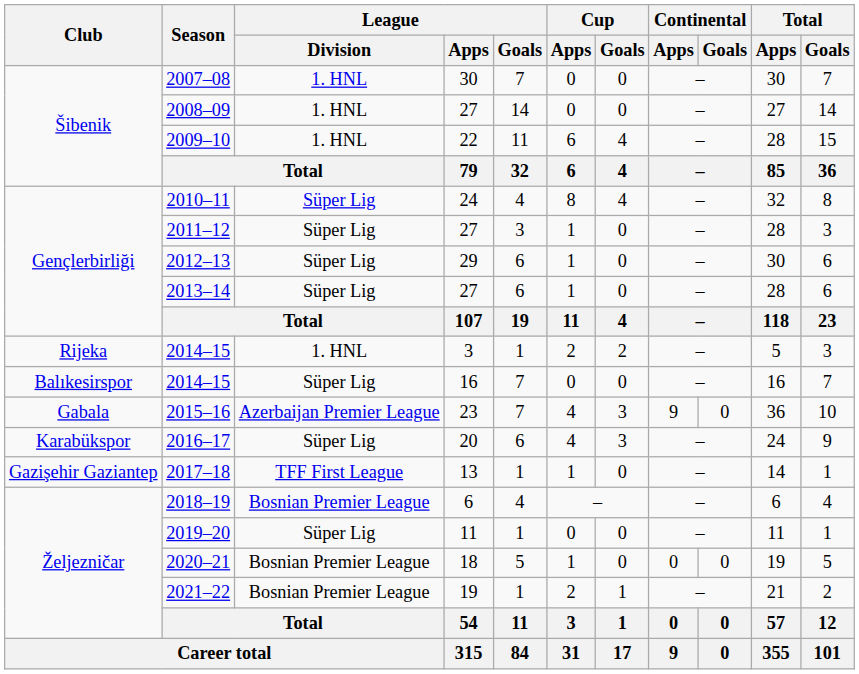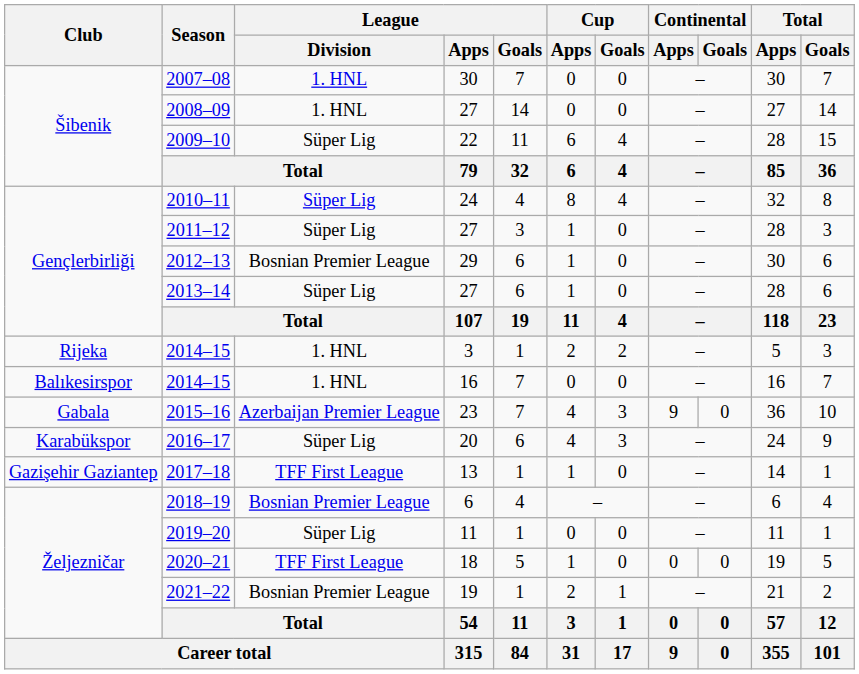(339, 140) 1. HNL -> (339, 140) Süper Lig
(339, 261) Süper Lig -> (339, 261) Bosnian Premier League
(339, 381) Süper Lig -> (339, 381) 1. HNL
(339, 562) Bosnian Premier League -> (339, 562) TFF First League
